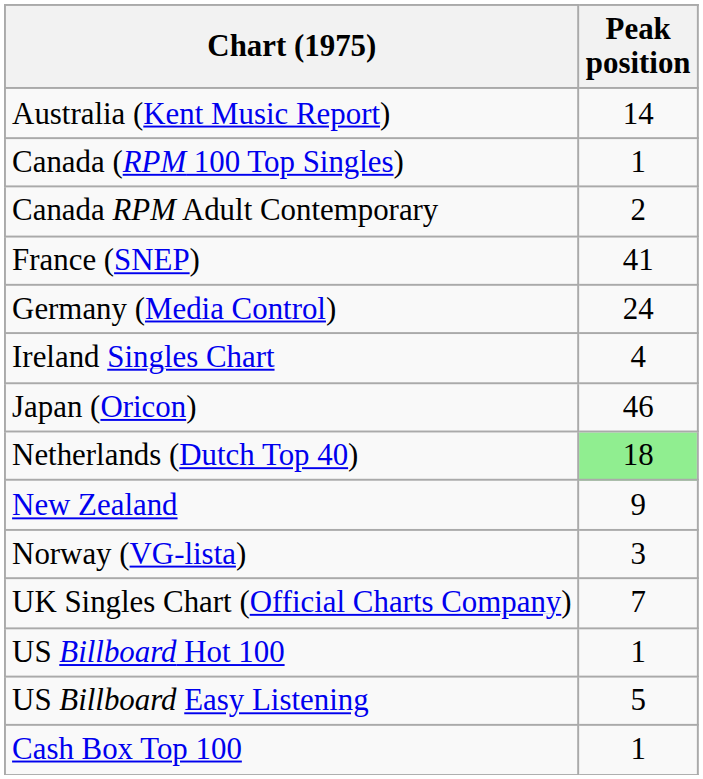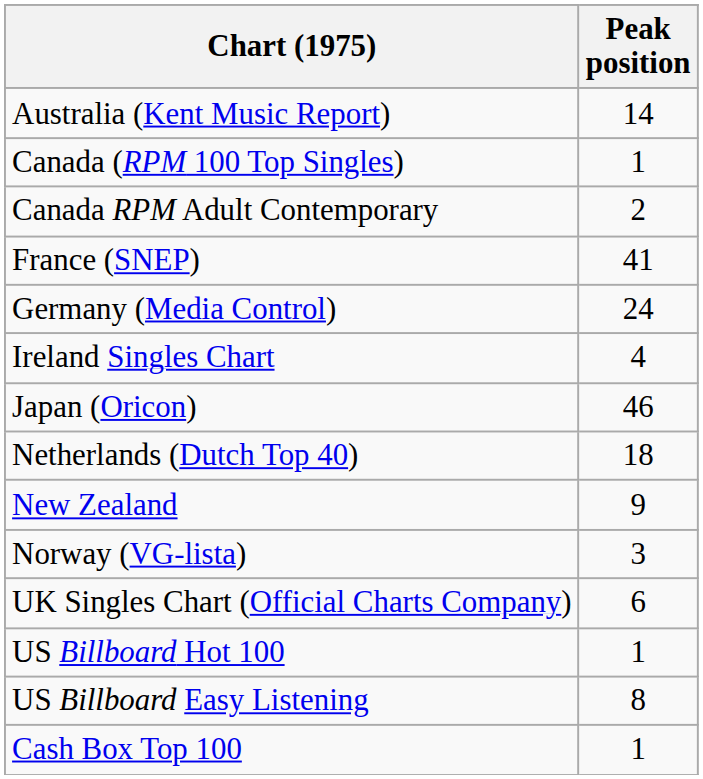(638, 455) lightgreen background -> (638, 455) no background
(638, 602) 7 -> (638, 602) 6
(638, 700) 5 -> (638, 700) 8
